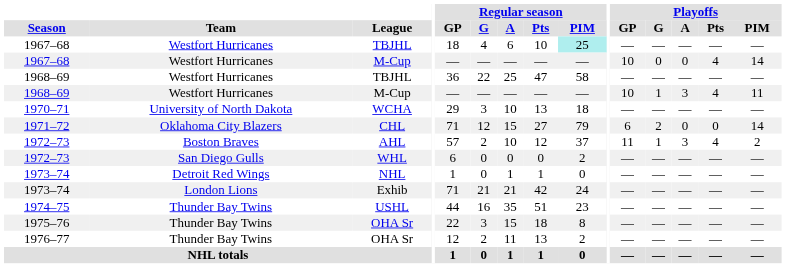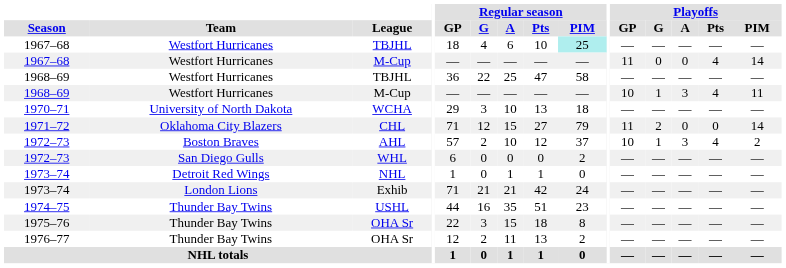(627, 60) 10 -> (627, 60) 11
(627, 125) 6 -> (627, 125) 11
(627, 141) 11 -> (627, 141) 10
